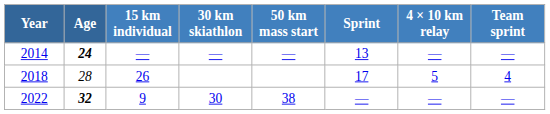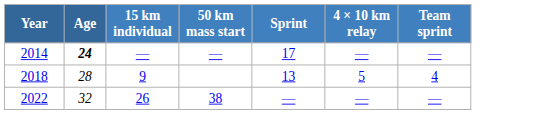- column: (216, 23)
(362, 54) 13 -> (289, 54) 17
(143, 76) 26 -> (143, 76) 9
(362, 76) 17 -> (289, 76) 13
(85, 98) bold -> (85, 98) normal
(143, 98) 9 -> (143, 98) 26
